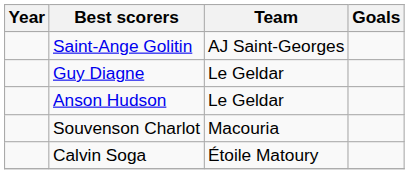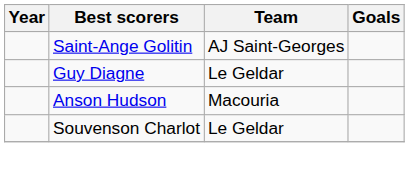(246, 100) Le Geldar -> (243, 100) Macouria
(243, 127) Macouria -> (246, 127) Le Geldar
- row: (100, 155)
